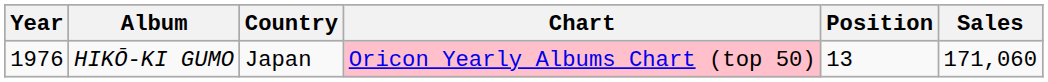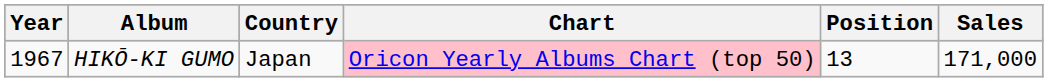(37, 59) 1976 -> (37, 59) 1967
(990, 59) 171,060 -> (990, 59) 171,000
